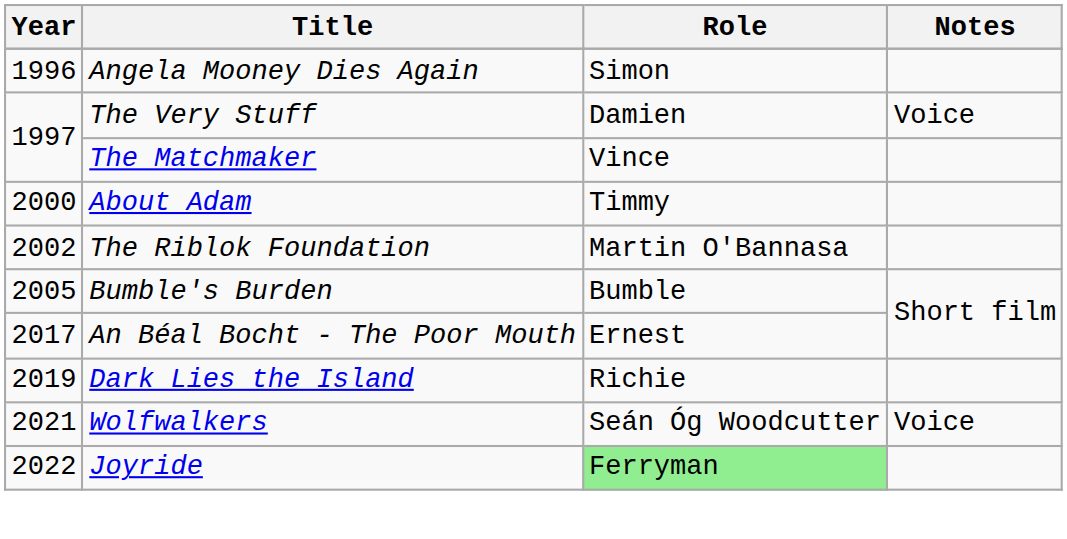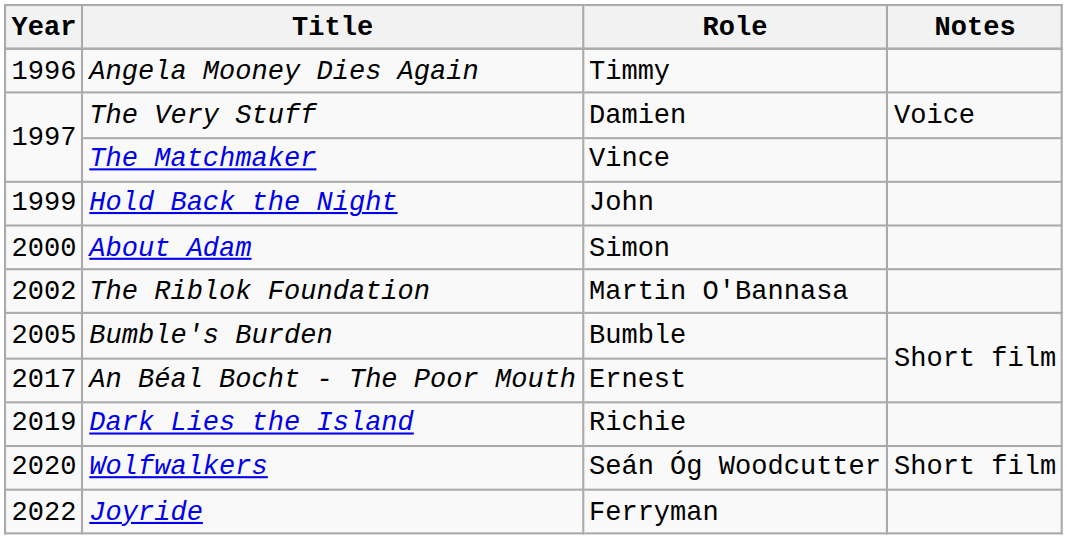(630, 71) Simon -> (630, 71) Timmy
+ row: (243, 203)
(630, 203) Timmy -> (630, 247) Simon
(44, 424) 2021 -> (44, 468) 2020
(935, 424) Voice -> (975, 468) Short film
(654, 468) lightgreen background -> (654, 512) no background
